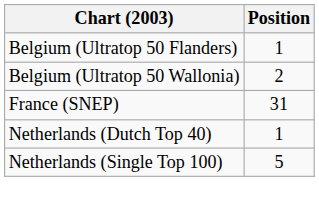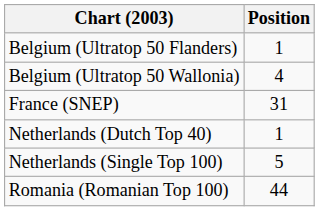(279, 76) 2 -> (279, 76) 4
+ row: (119, 190)
